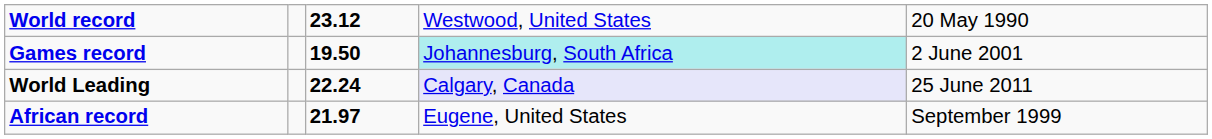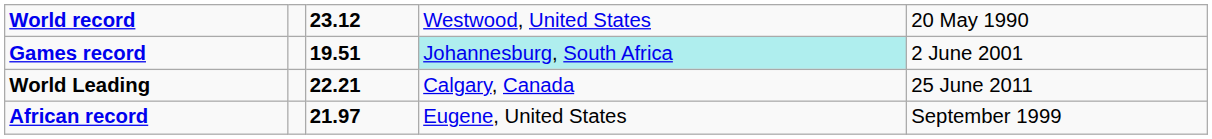(335, 52) 19.50 -> (335, 52) 19.51
(335, 85) 22.24 -> (335, 85) 22.21
(499, 85) lavender background -> (499, 85) no background
